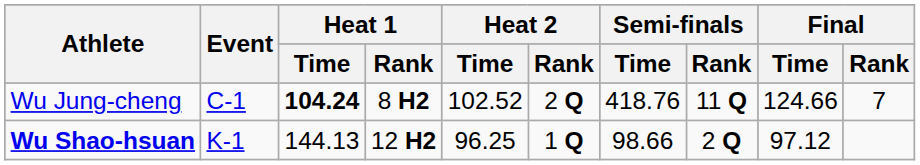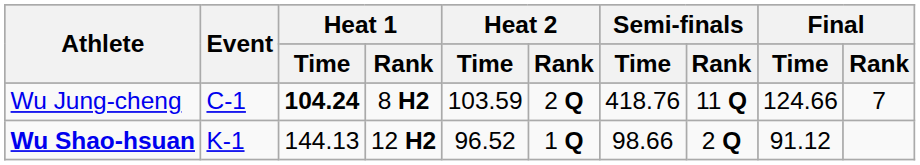(485, 102) 102.52 -> (485, 102) 103.59
(485, 141) 96.25 -> (485, 141) 96.52
(800, 141) 97.12 -> (800, 141) 91.12
